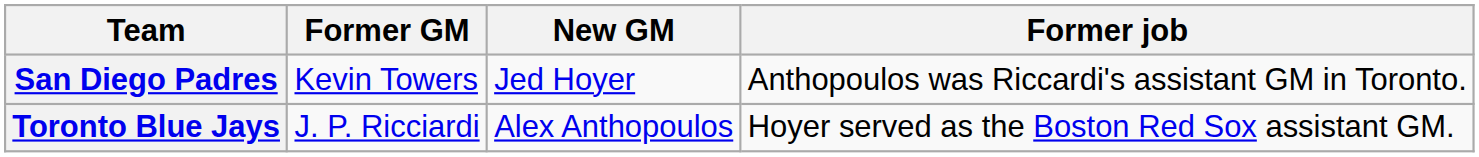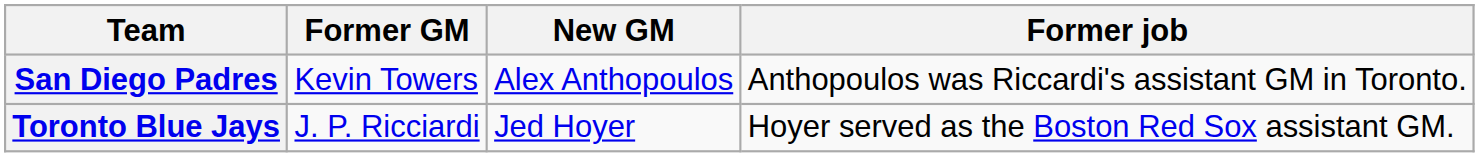(565, 79) Jed Hoyer -> (614, 79) Alex Anthopoulos
(614, 128) Alex Anthopoulos -> (565, 128) Jed Hoyer
